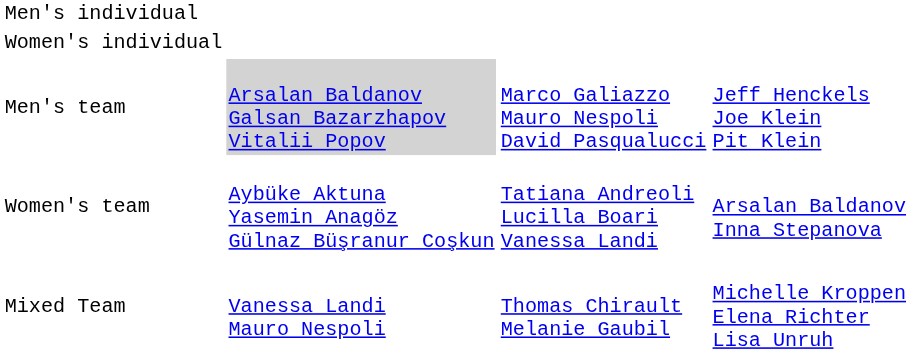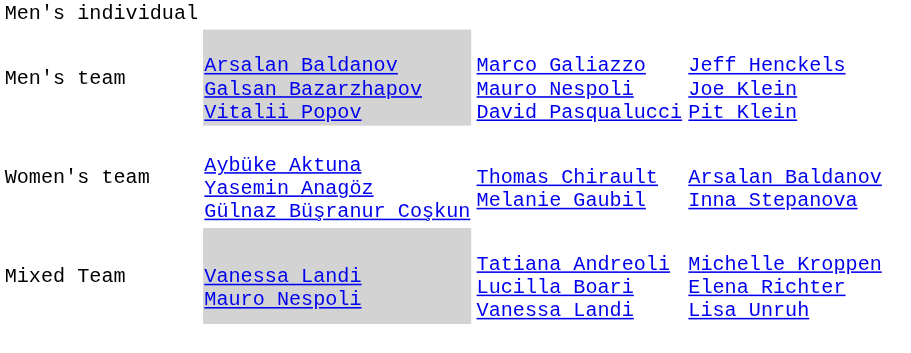- row: (113, 43)
(598, 218) Tatiana Andreoli Lucilla Boari Vanessa Landi -> (567, 188) Thomas Chirault Melanie Gaubil
(307, 317) no background -> (283, 288) lightgrey background
(591, 317) Thomas Chirault Melanie Gaubil -> (573, 288) Tatiana Andreoli Lucilla Boari Vanessa Landi
